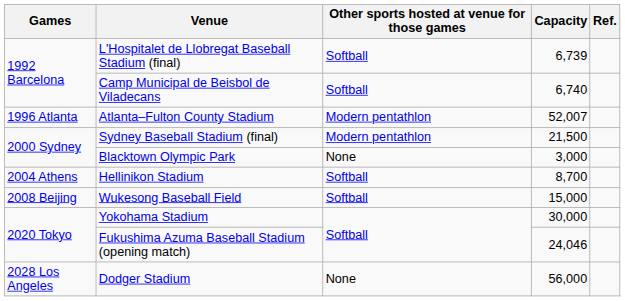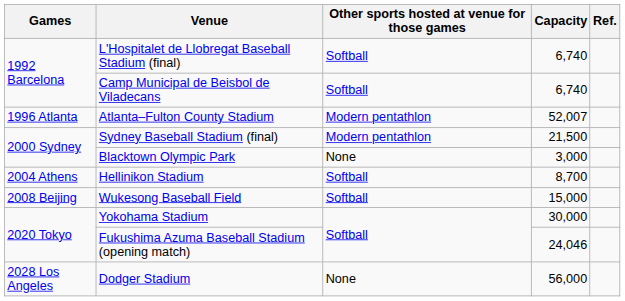(571, 55) 6,739 -> (571, 55) 6,740
